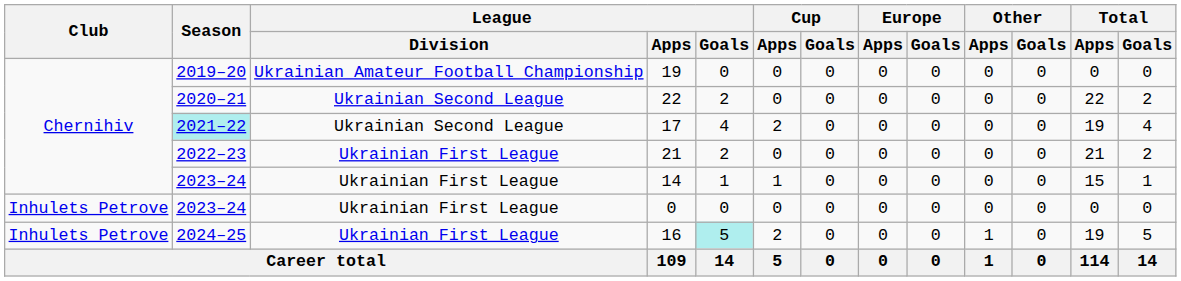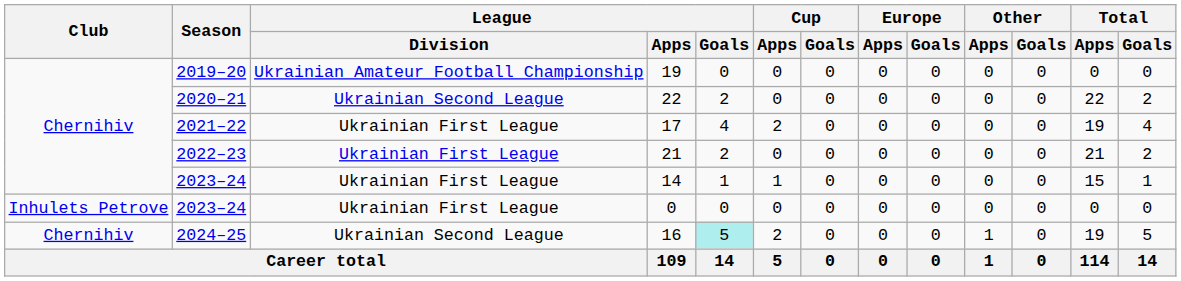(211, 127) paleturquoise background -> (211, 127) no background
(449, 127) Ukrainian Second League -> (449, 127) Ukrainian First League
(88, 235) Inhulets Petrove -> (88, 235) Chernihiv
(449, 235) Ukrainian First League -> (449, 235) Ukrainian Second League
